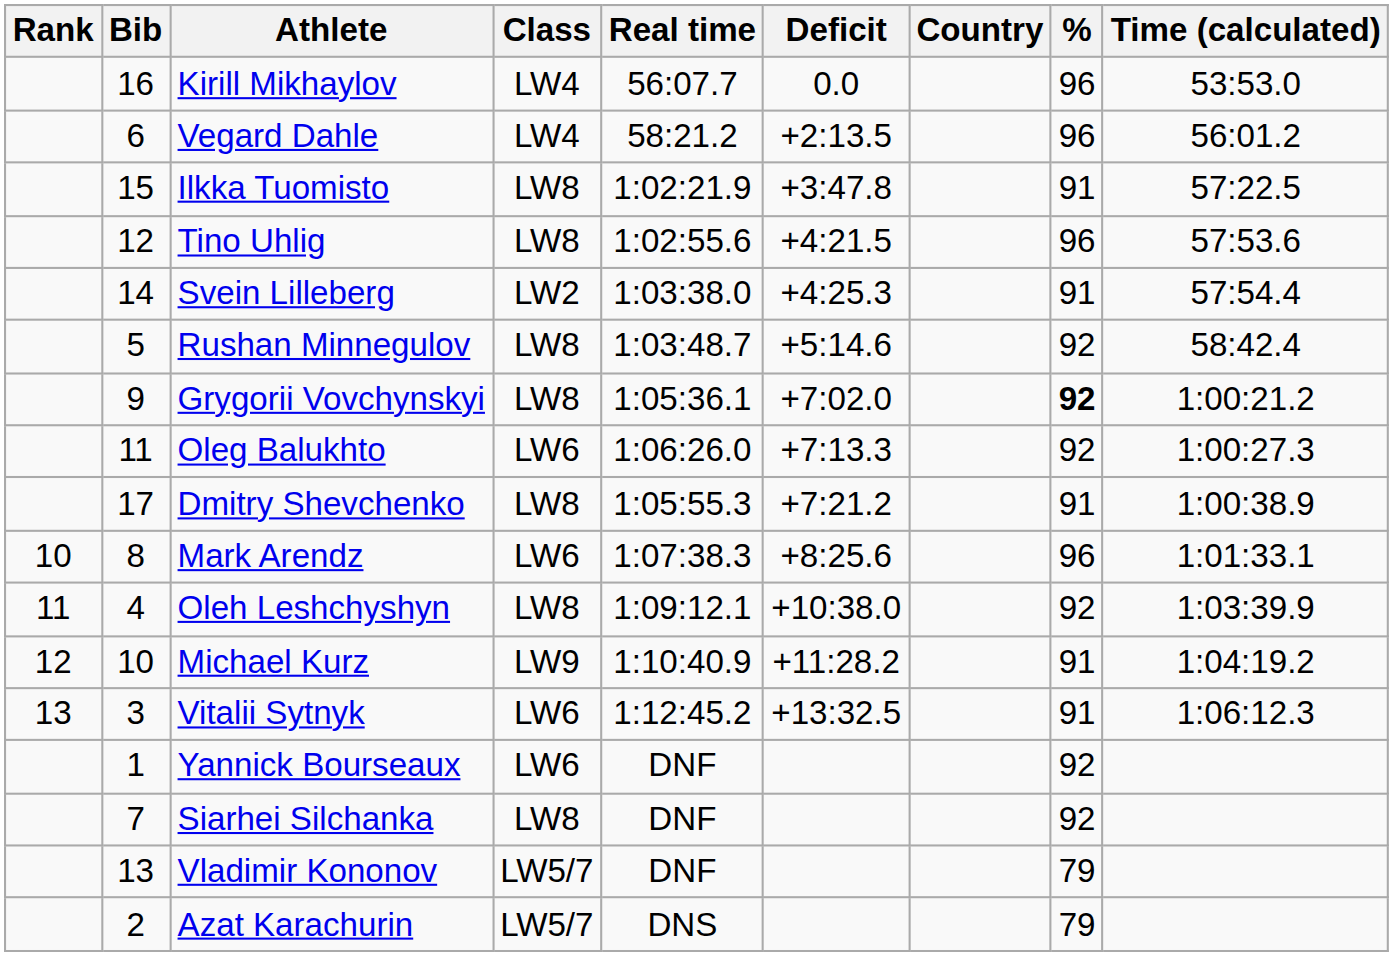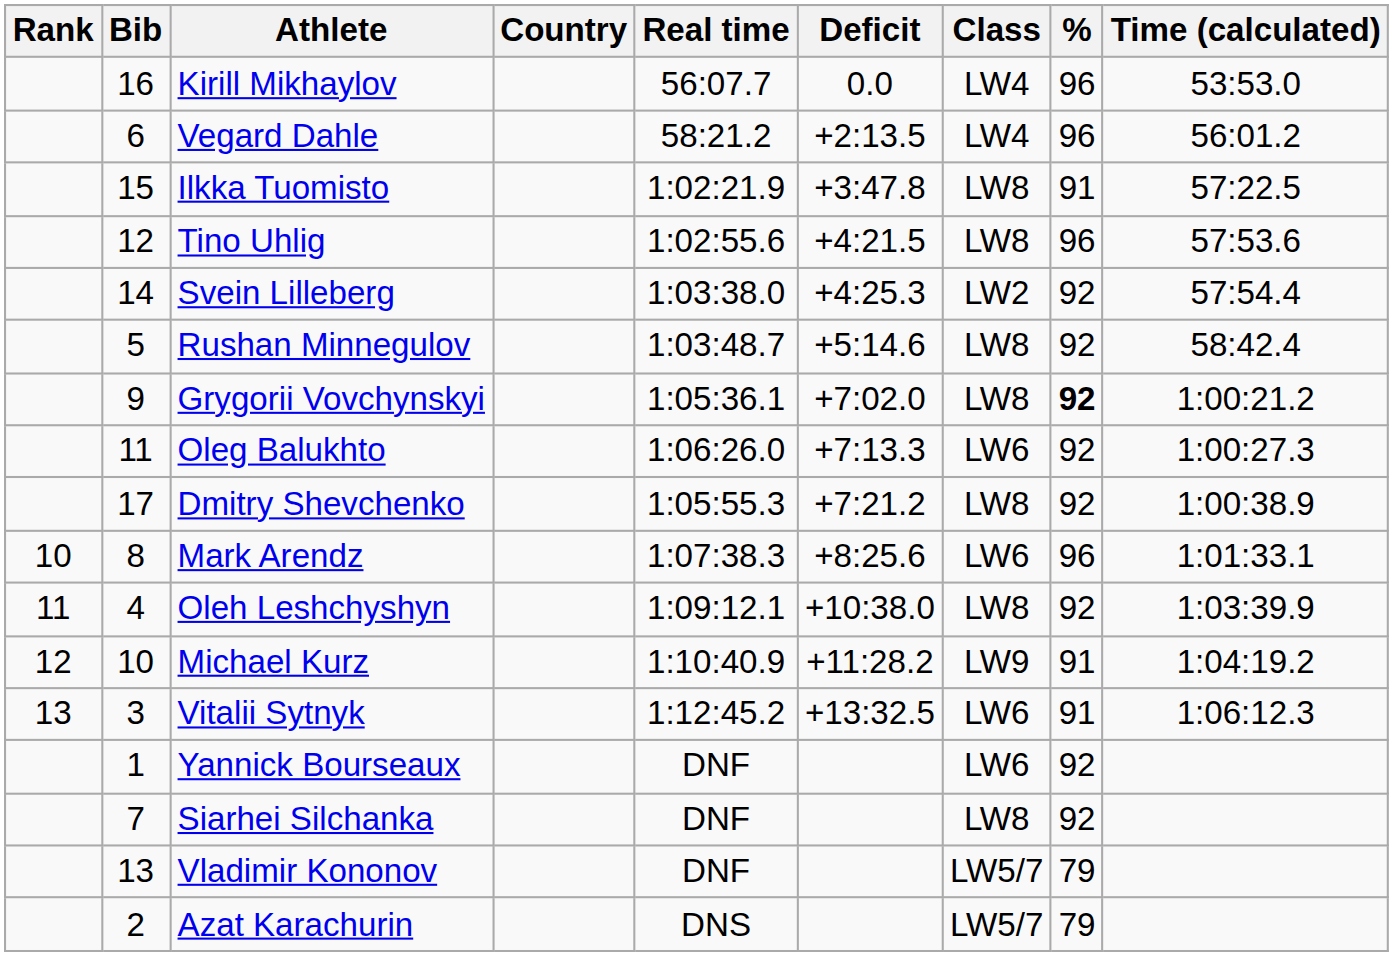columns swapped: (980, 30) <-> (547, 30)
(1077, 293) 91 -> (1077, 293) 92
(1077, 503) 91 -> (1077, 503) 92
